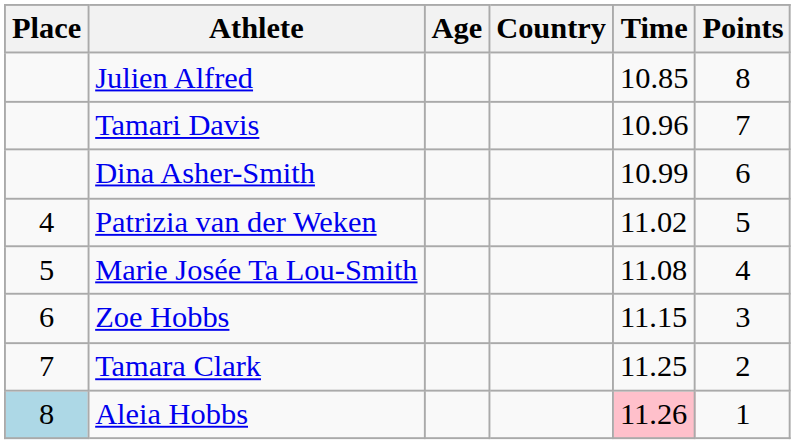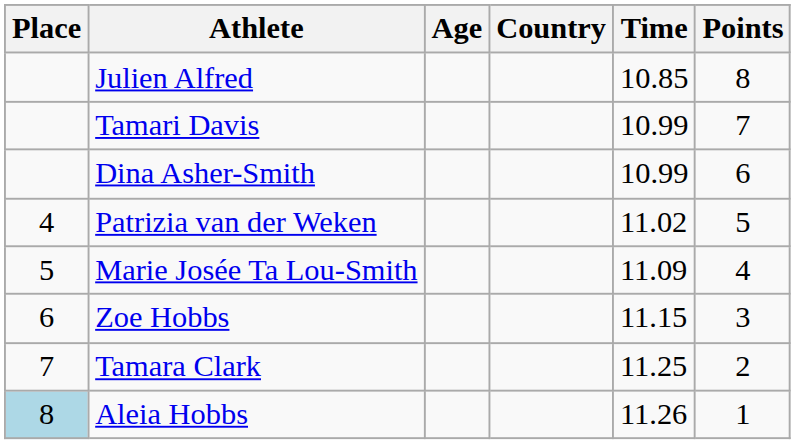(654, 125) 10.96 -> (654, 125) 10.99
(654, 269) 11.08 -> (654, 269) 11.09
(654, 414) pink background -> (654, 414) no background
